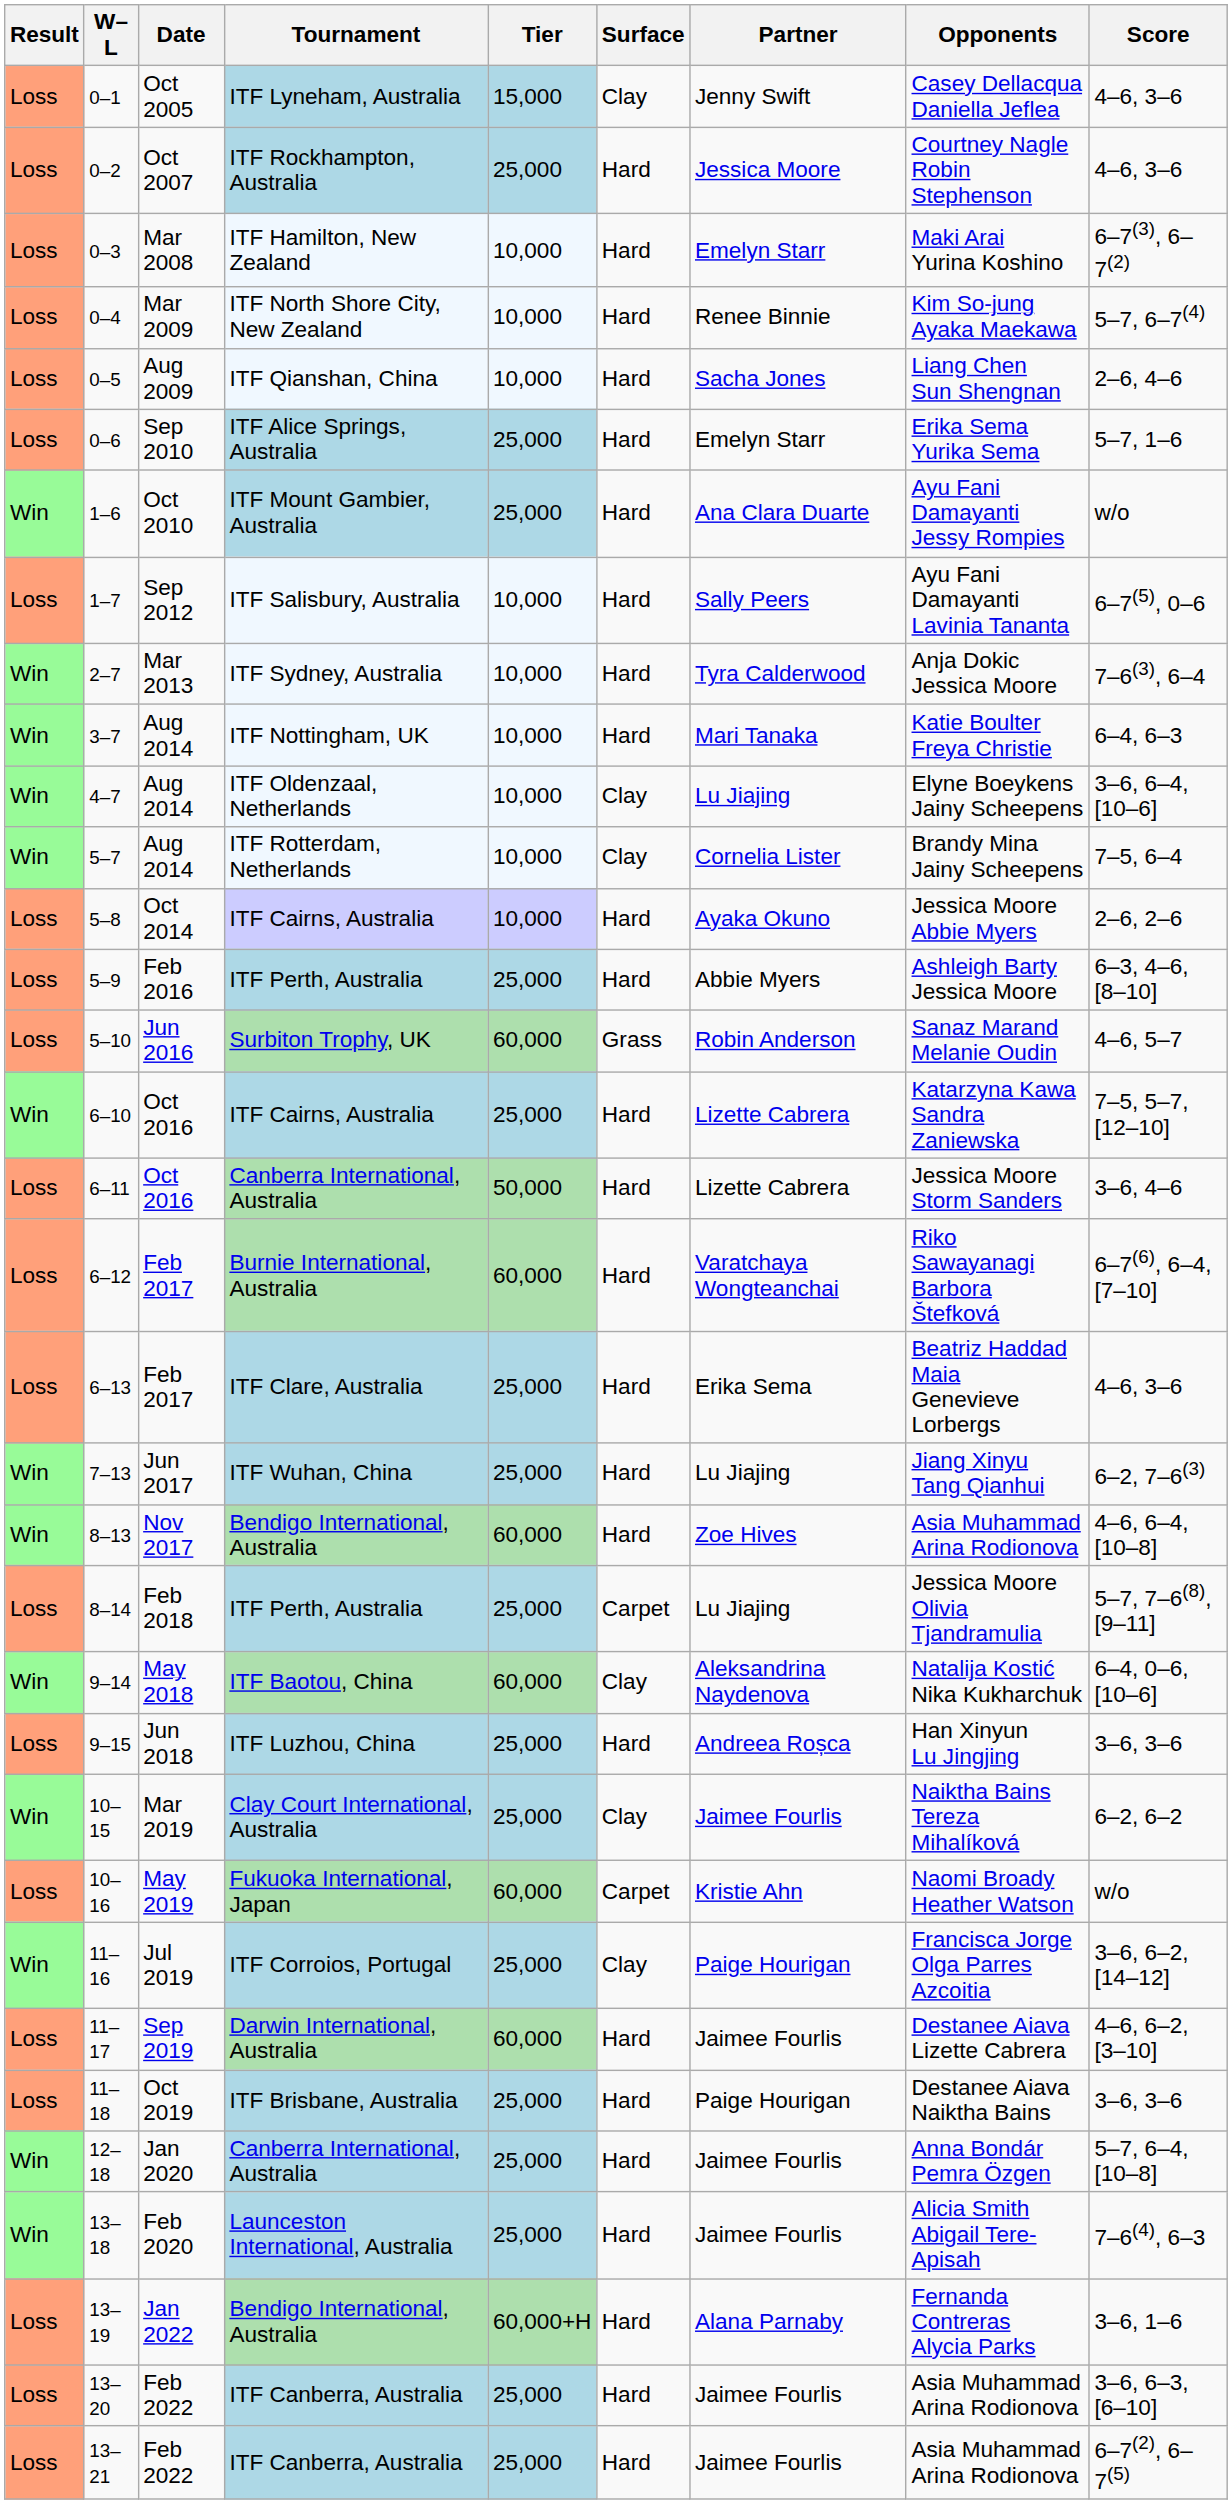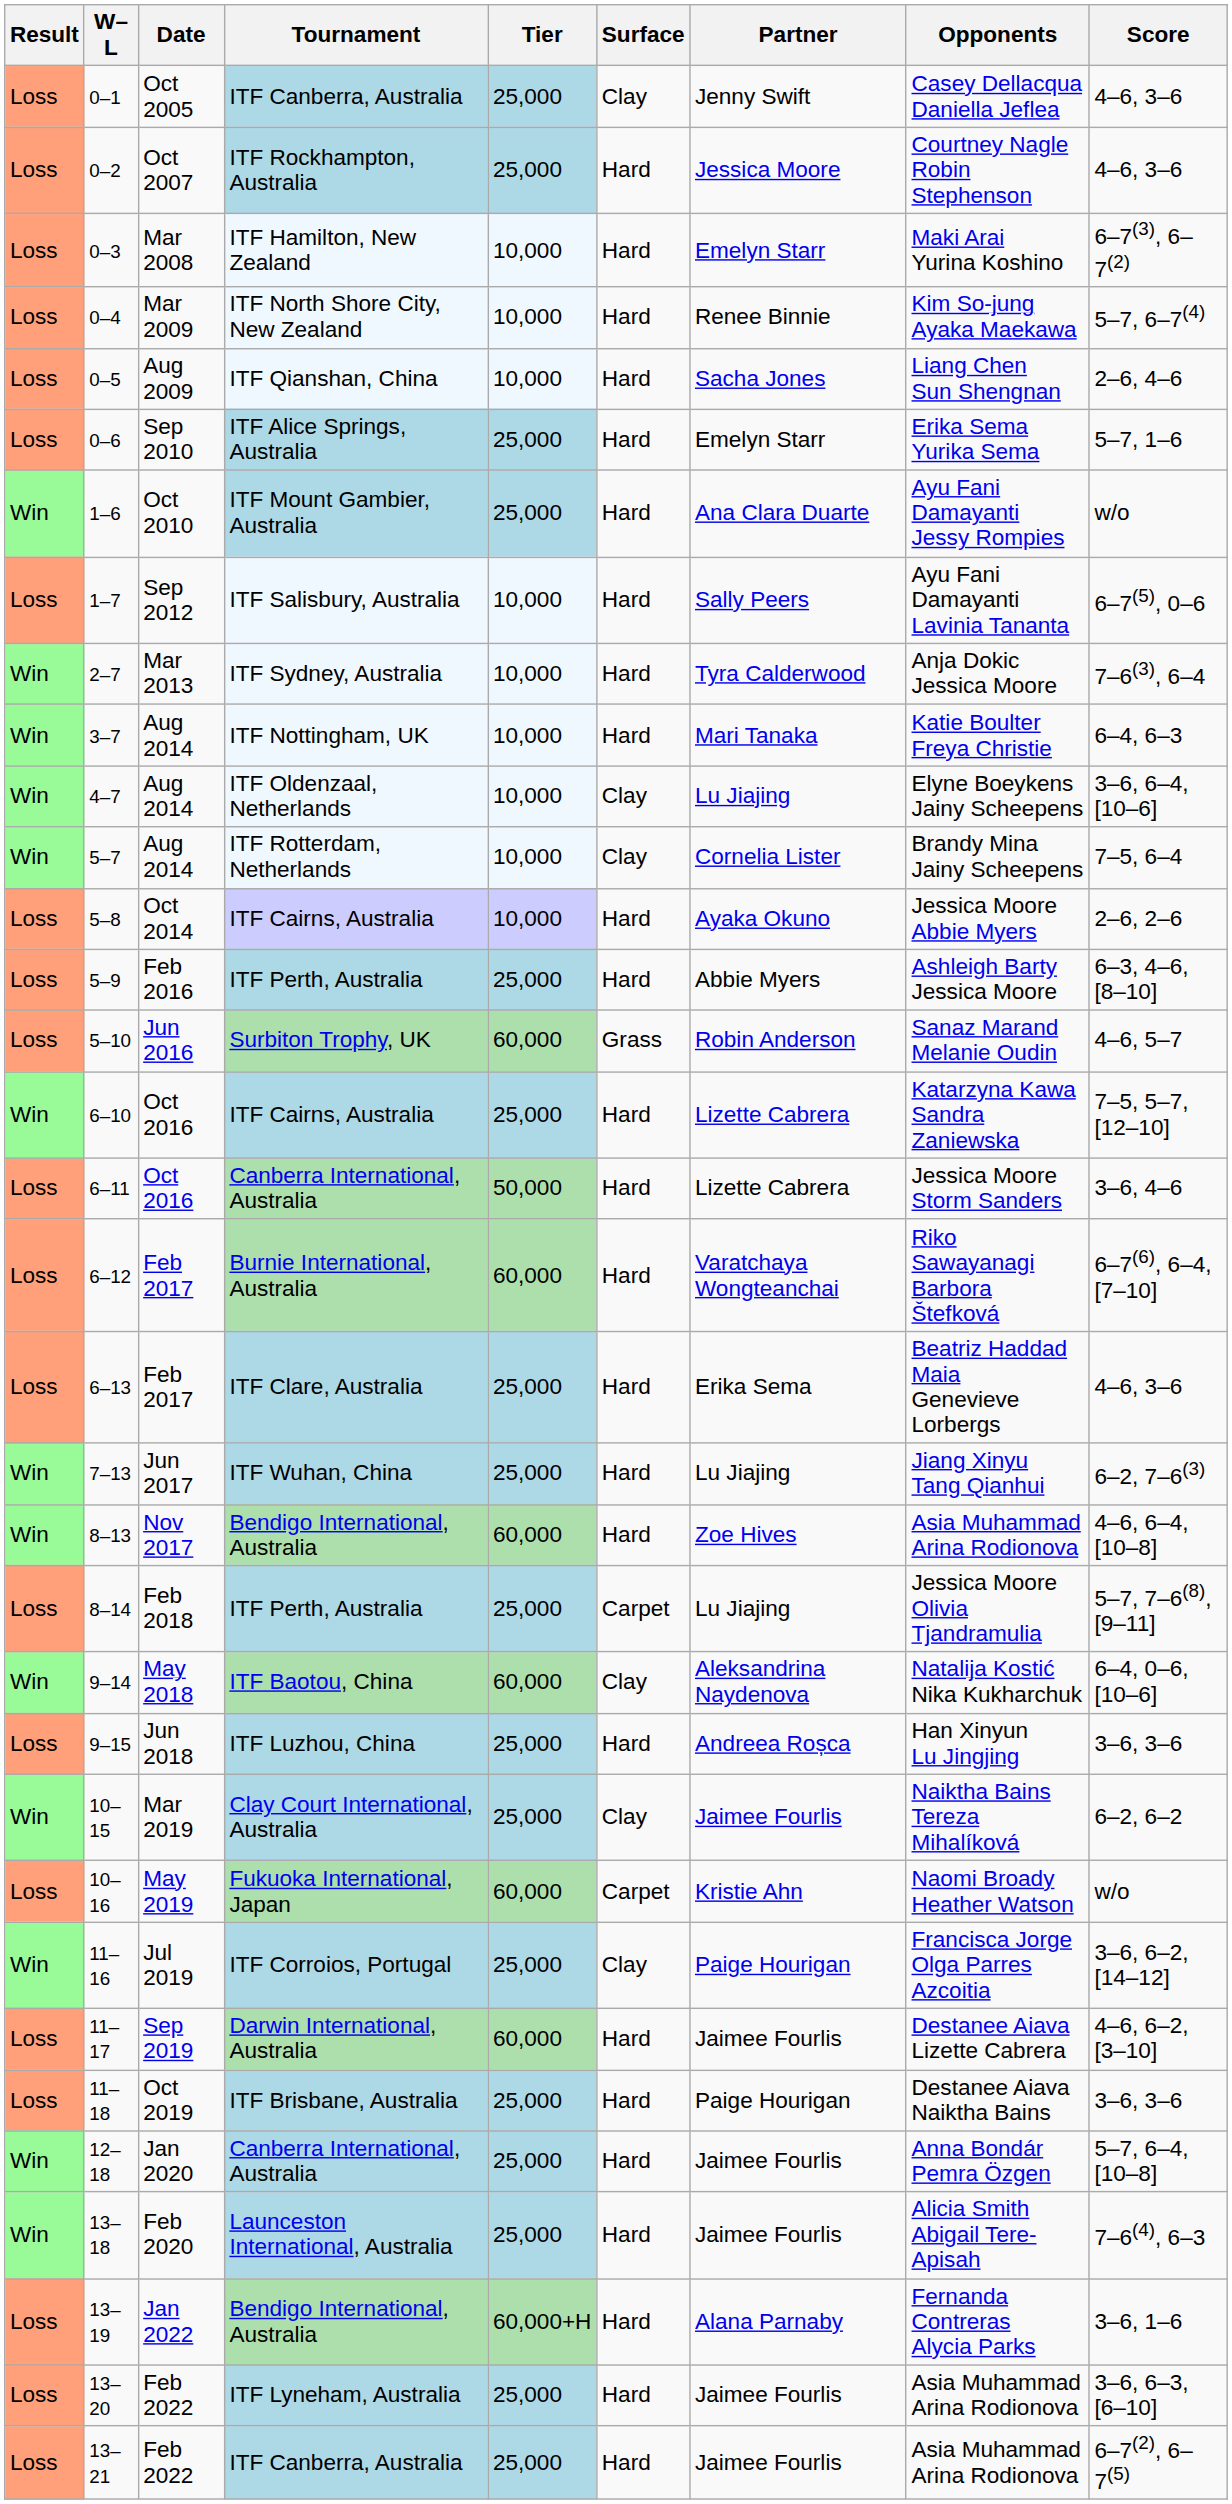(345, 96) ITF Lyneham, Australia -> (346, 96) ITF Canberra, Australia
(527, 96) 15,000 -> (527, 96) 25,000
(346, 2395) ITF Canberra, Australia -> (345, 2395) ITF Lyneham, Australia
